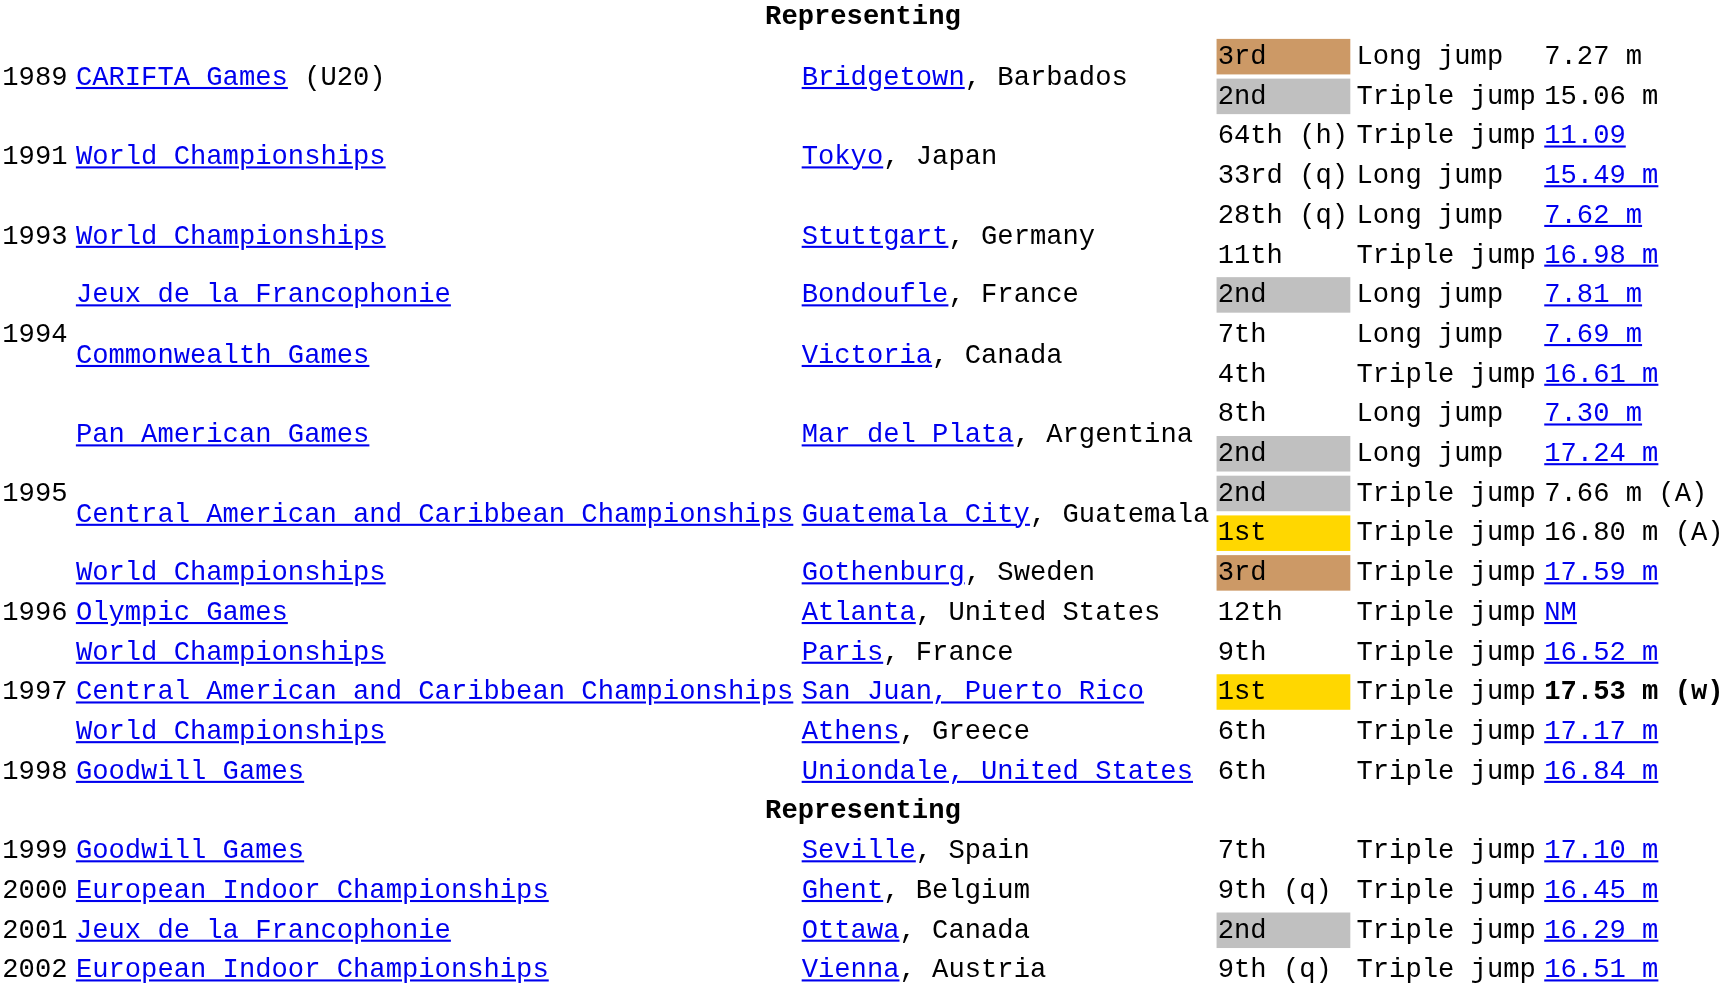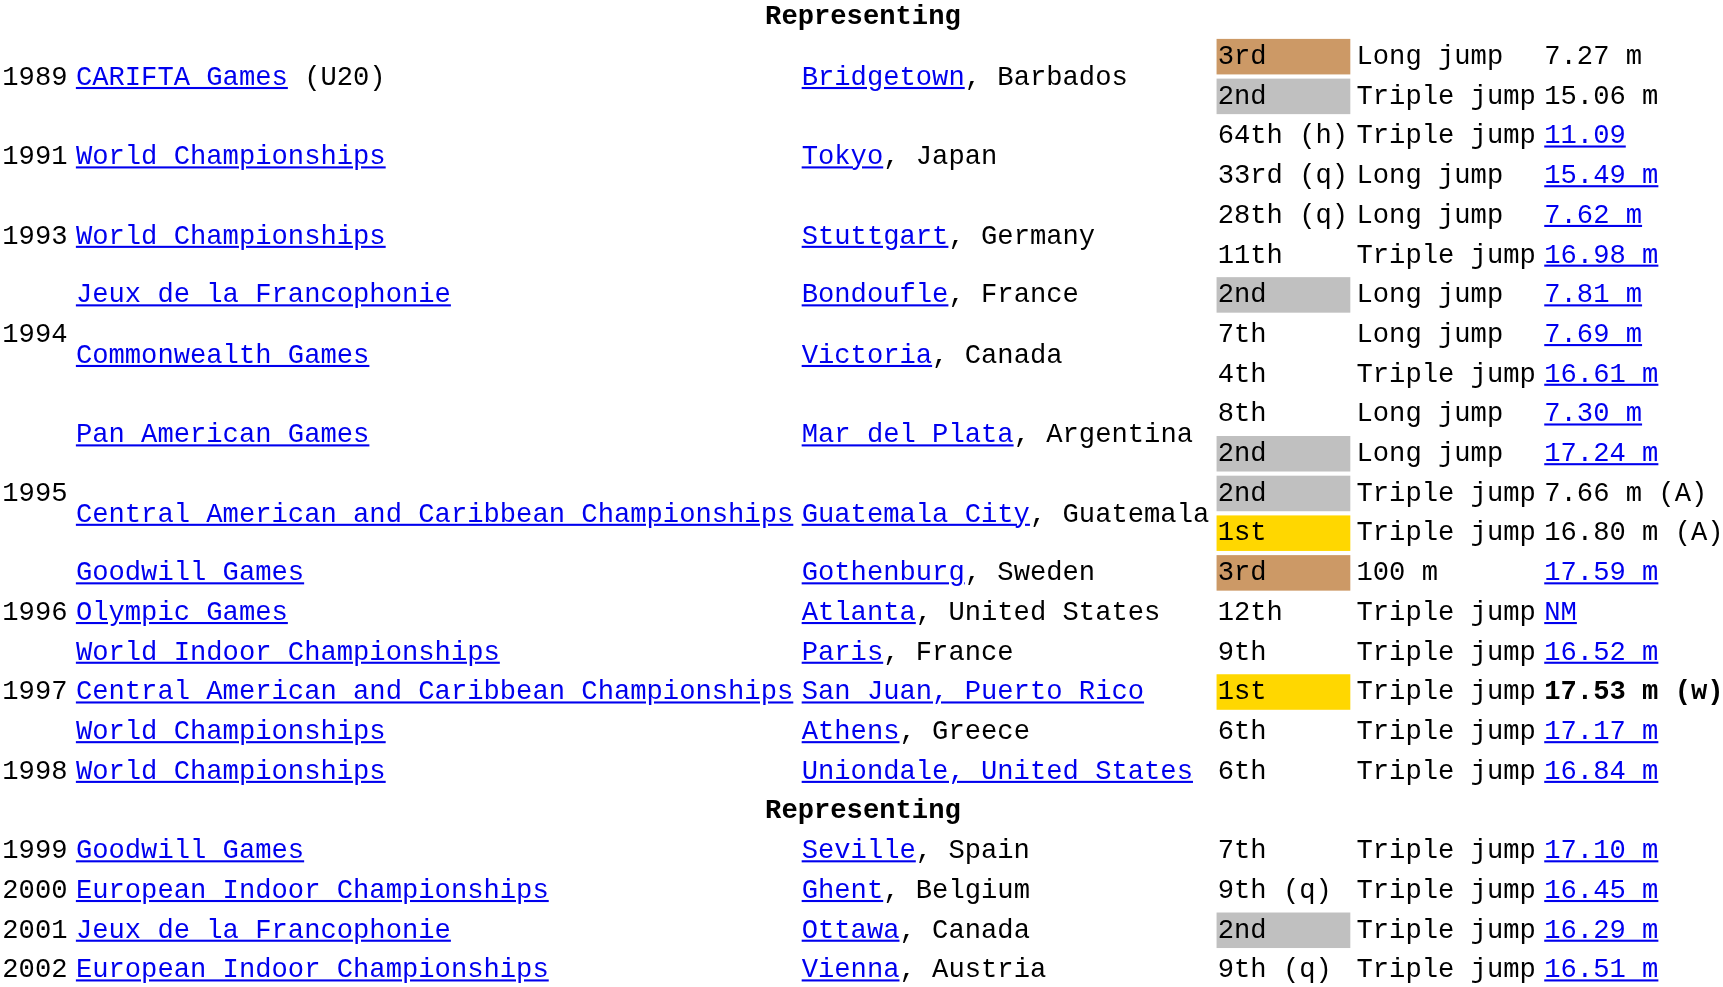(231, 573) World Championships -> (190, 573) Goodwill Games
(1446, 573) Triple jump -> (1397, 573) 100 m
(231, 652) World Championships -> (288, 652) World Indoor Championships
(190, 771) Goodwill Games -> (231, 771) World Championships
